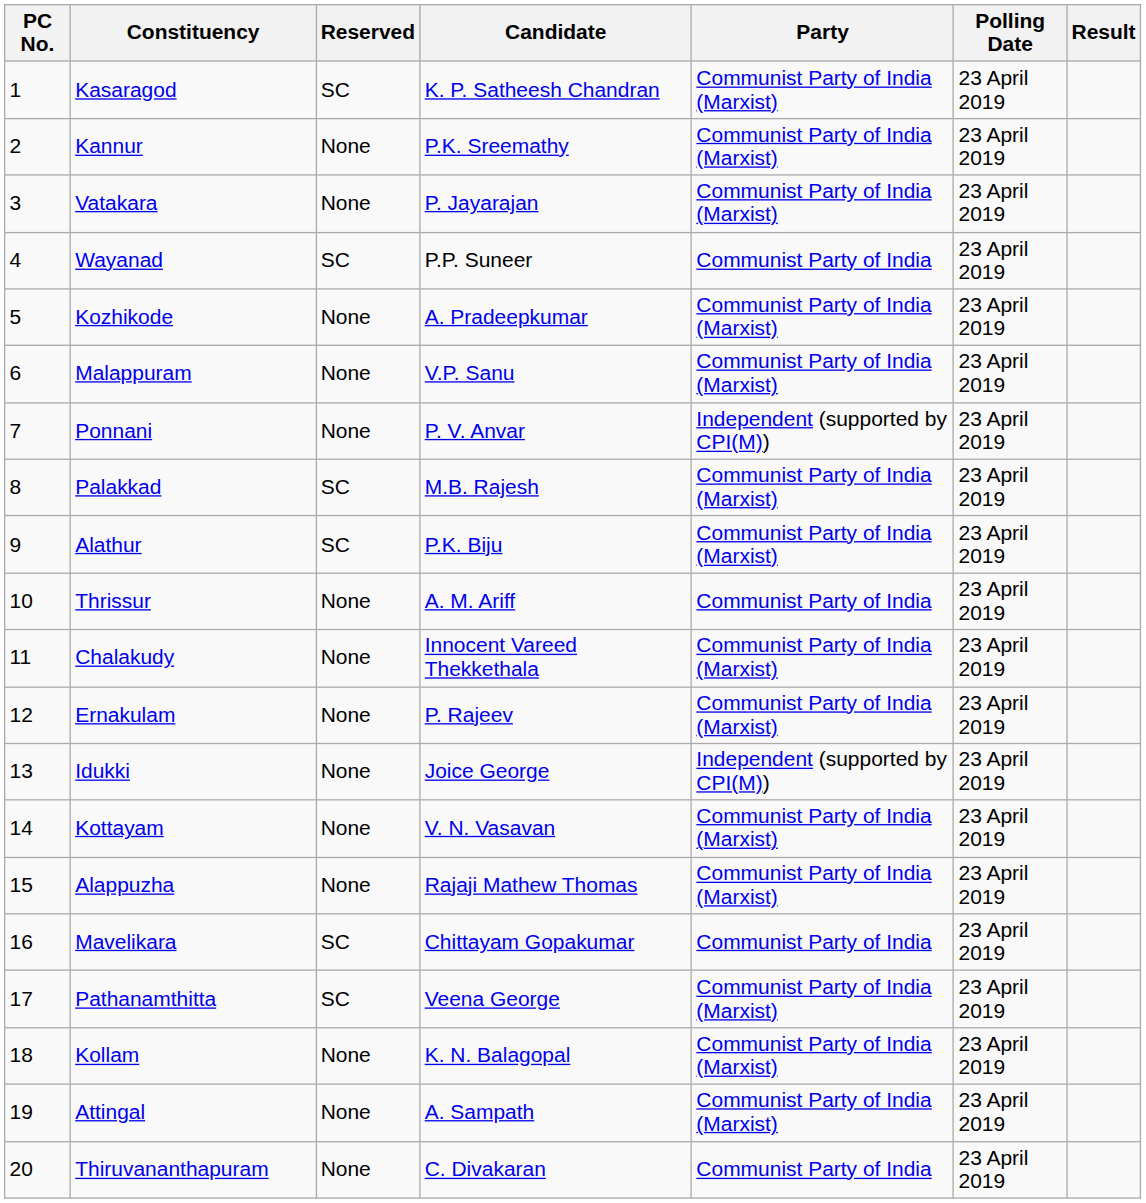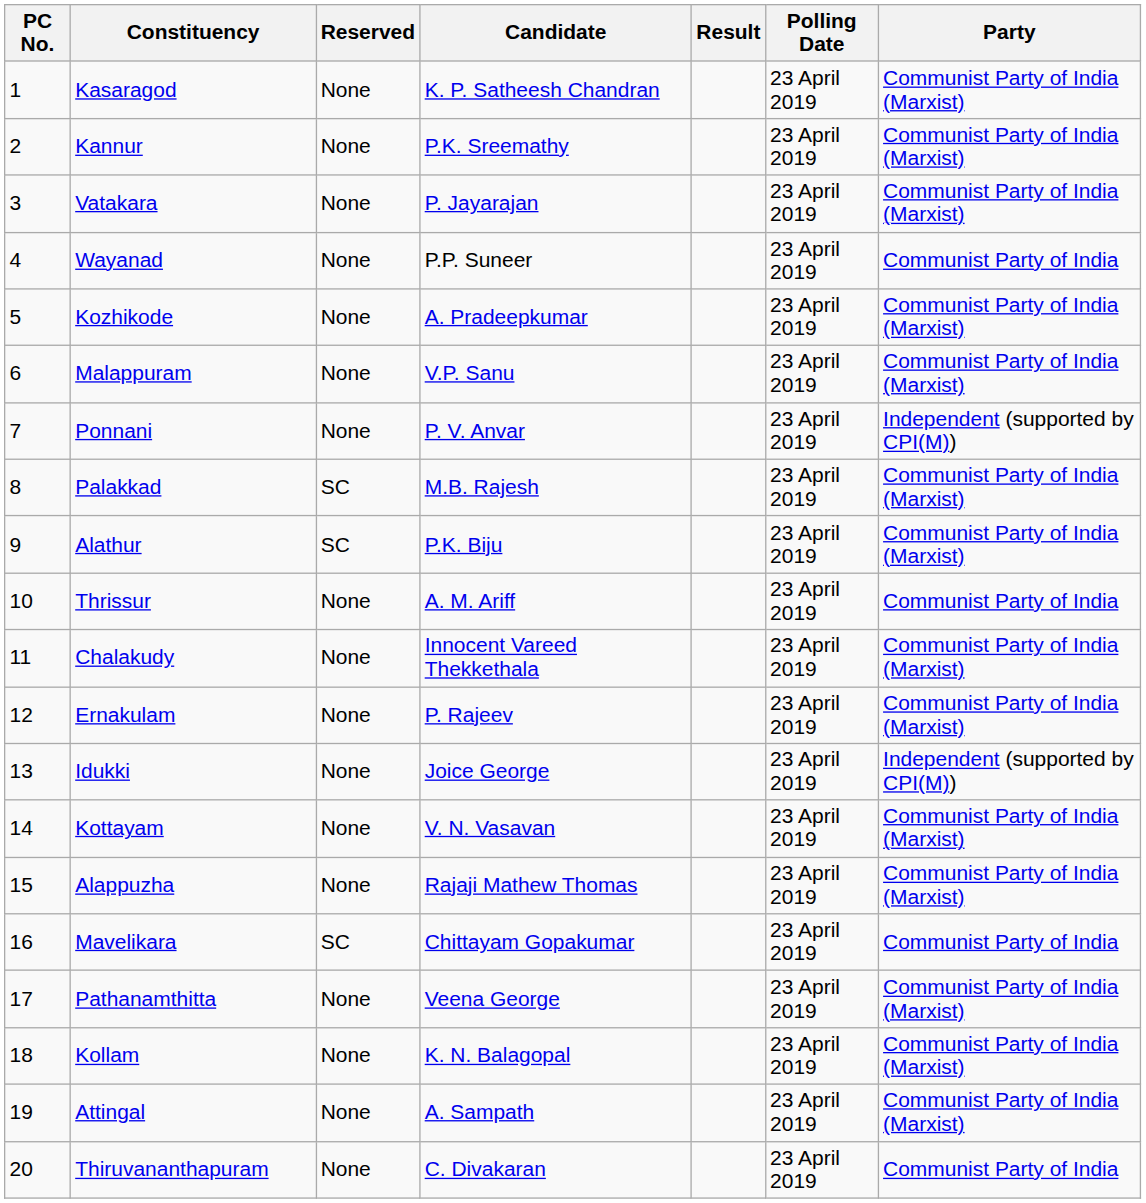columns swapped: (823, 32) <-> (1104, 32)
(335, 89) SC -> (346, 89) None
(335, 260) SC -> (346, 260) None
(335, 998) SC -> (346, 998) None
